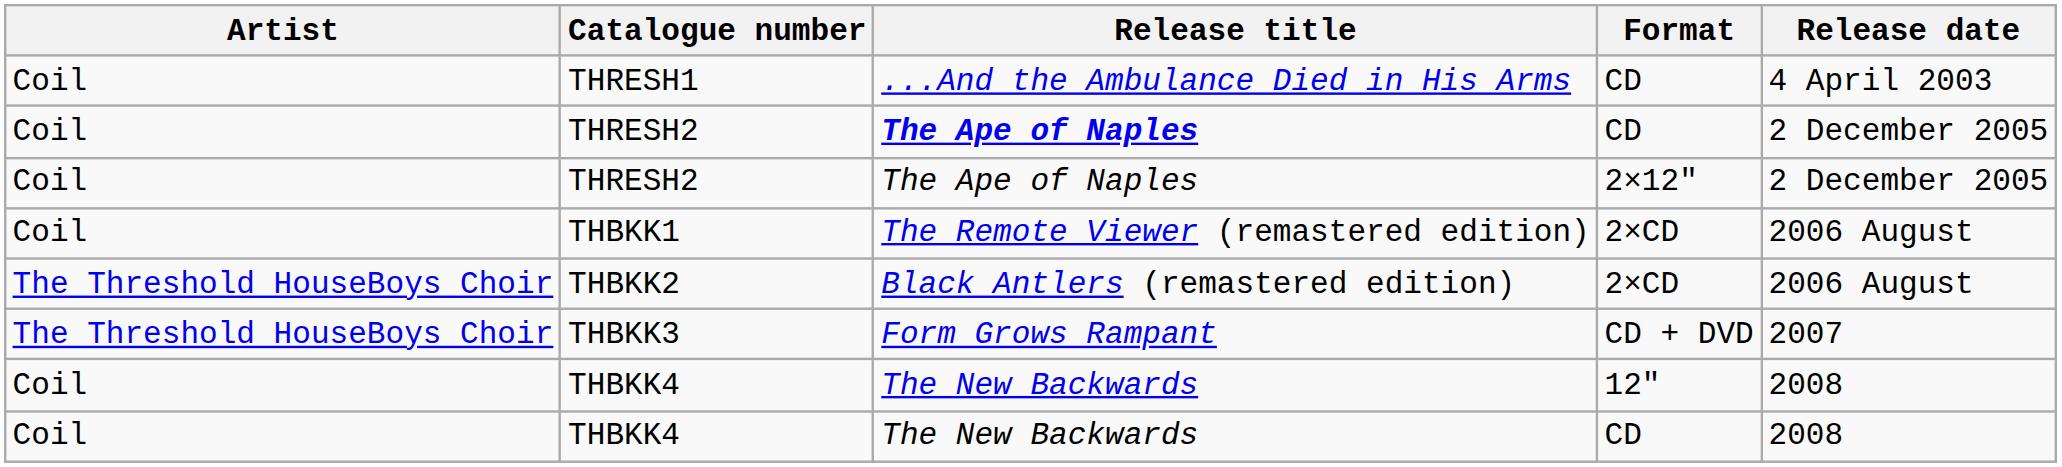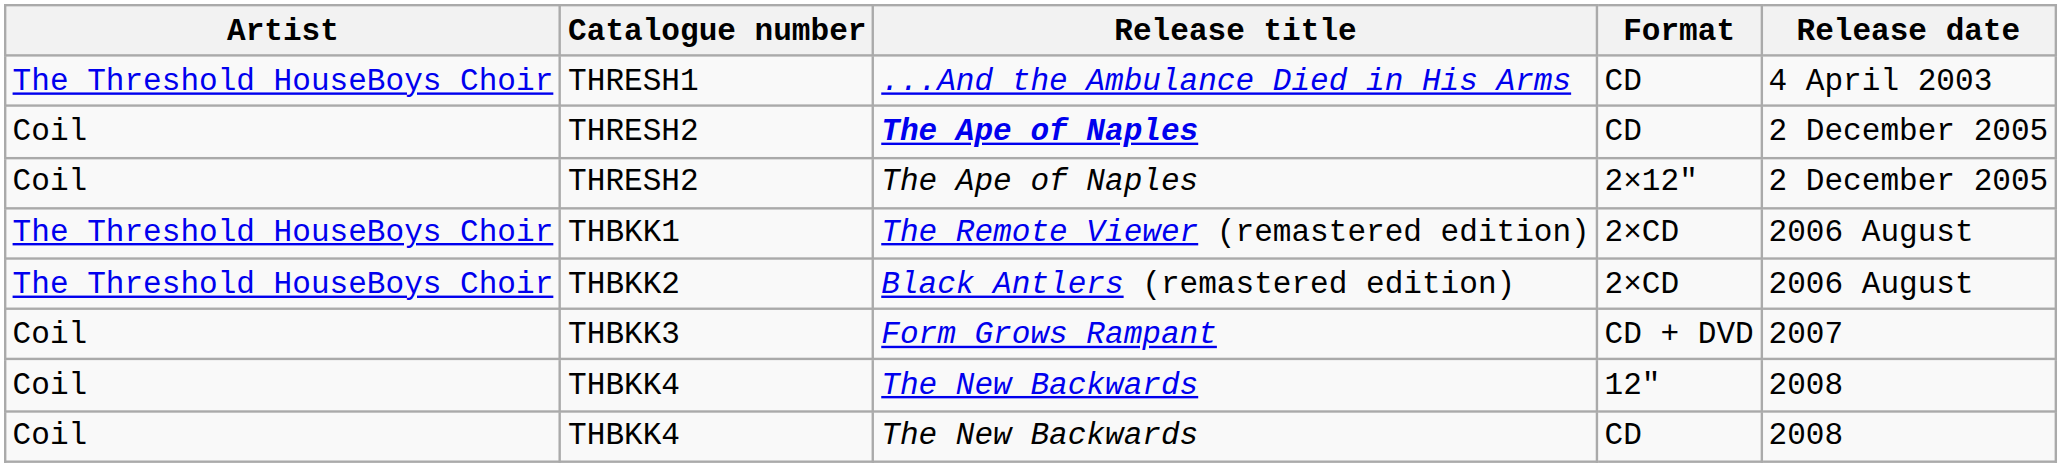(50, 81) Coil -> (283, 81) The Threshold HouseBoys Choir
(50, 233) Coil -> (283, 233) The Threshold HouseBoys Choir
(283, 334) The Threshold HouseBoys Choir -> (50, 334) Coil
